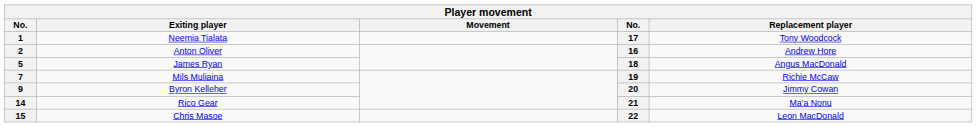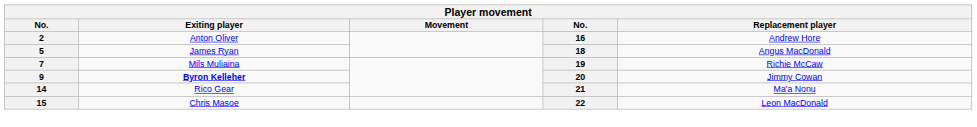- row: (20, 38)
(198, 90) normal -> (214, 77) bold
